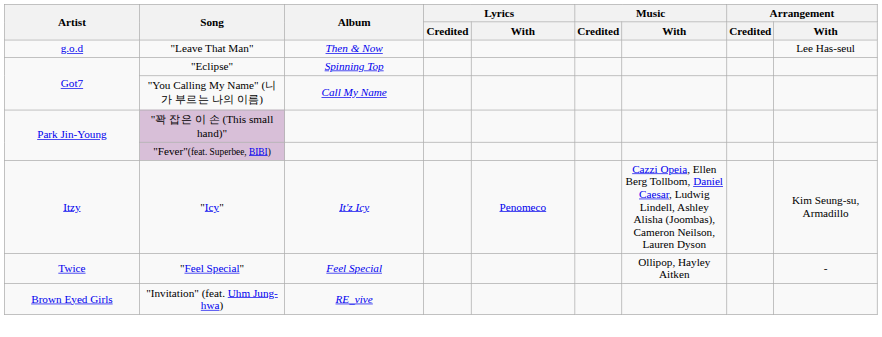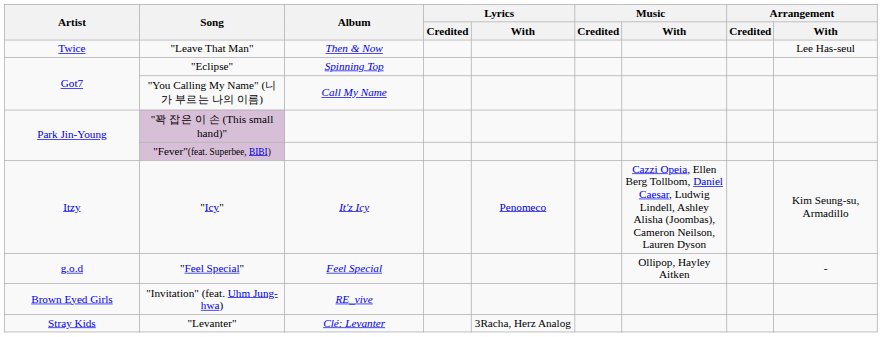(72, 48) g.o.d -> (72, 48) Twice
(72, 268) Twice -> (72, 268) g.o.d
+ row: (212, 323)
